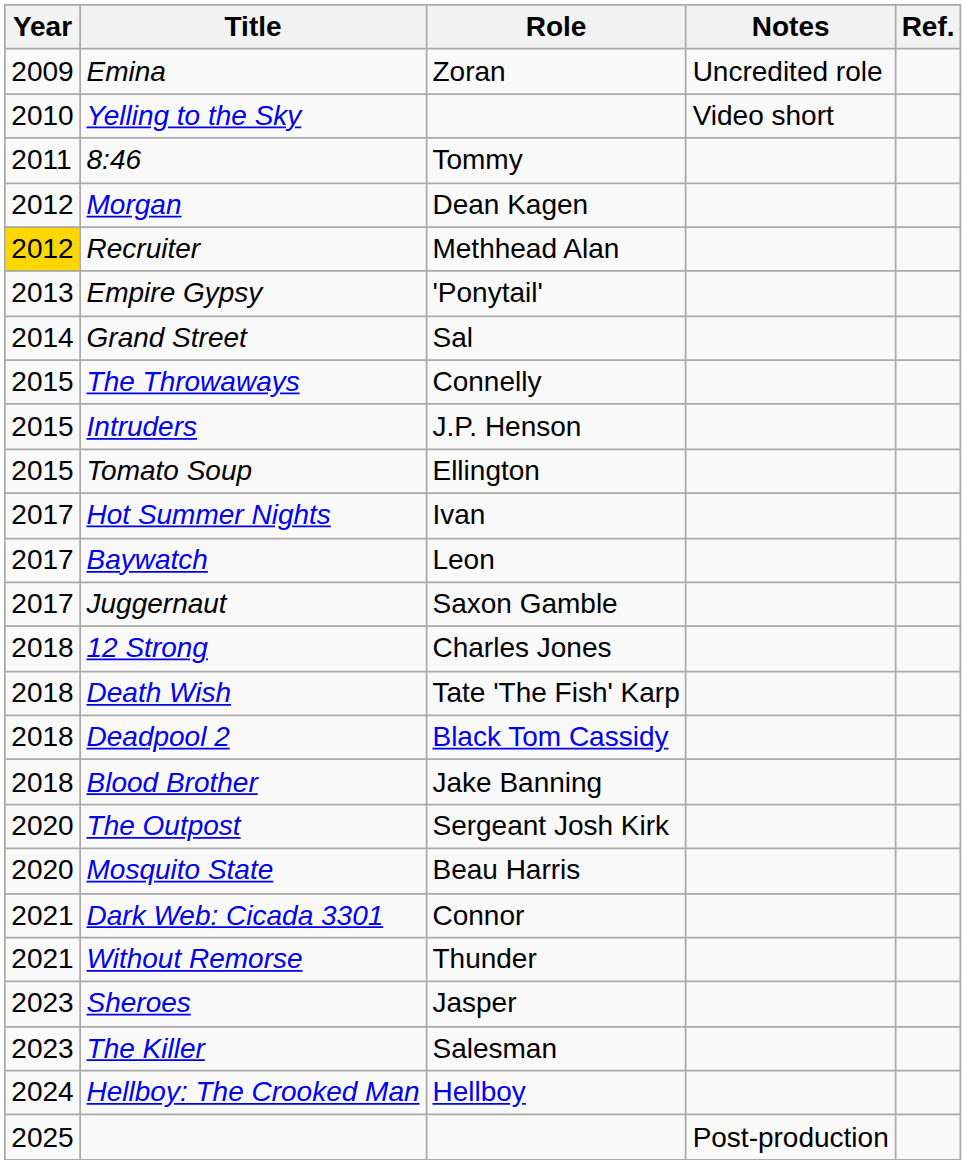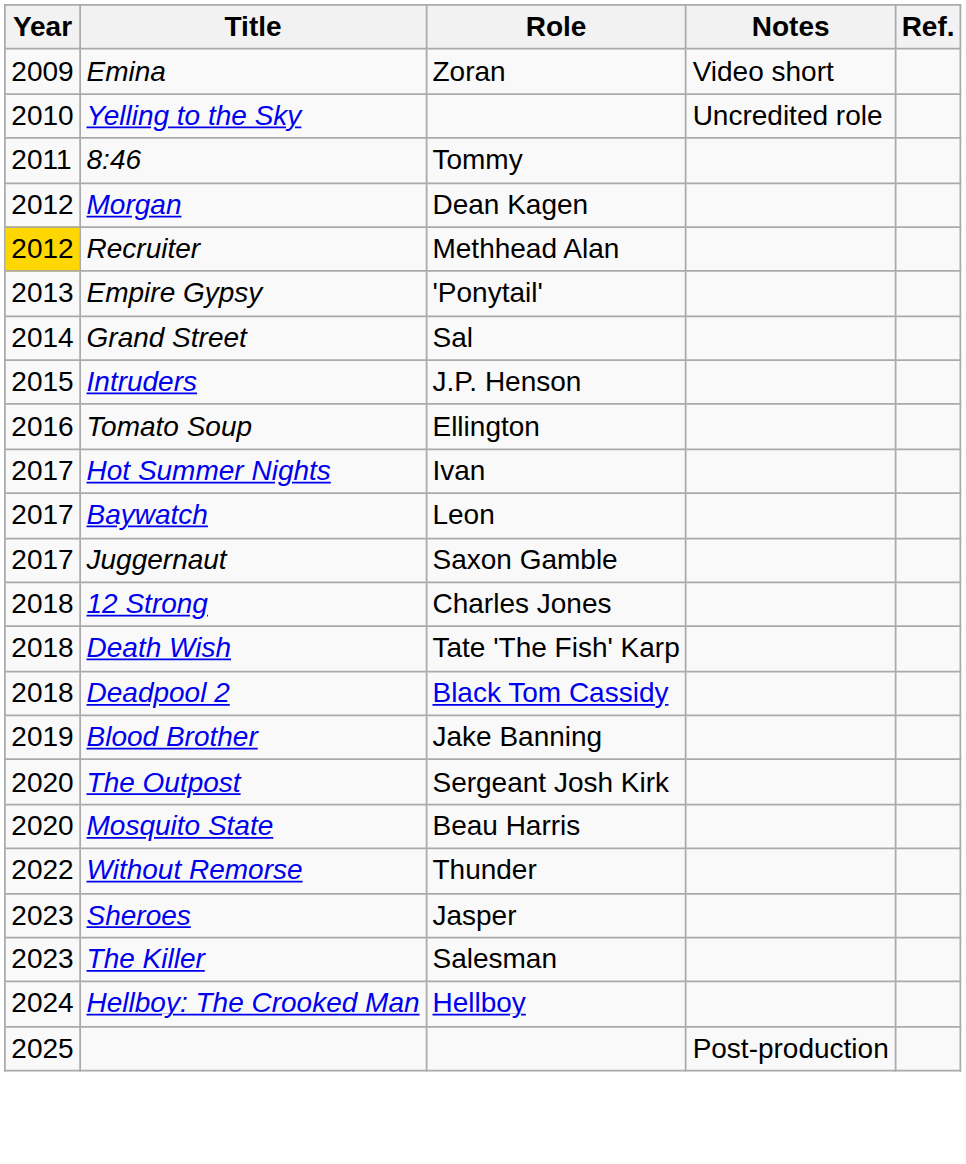(788, 71) Uncredited role -> (763, 71) Video short
(763, 115) Video short -> (788, 115) Uncredited role
- row: (193, 381)
(42, 470) 2015 -> (42, 426) 2016
(42, 781) 2018 -> (42, 737) 2019
- row: (235, 914)
(42, 959) 2021 -> (42, 870) 2022
